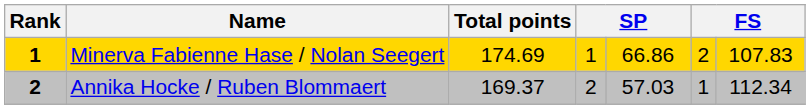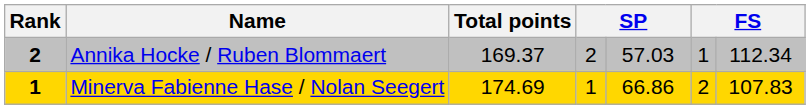rows swapped: (257, 54) <-> (228, 87)
